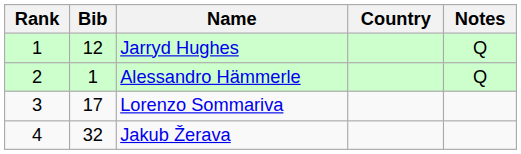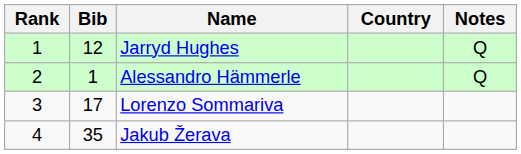(93, 134) 32 -> (93, 134) 35
